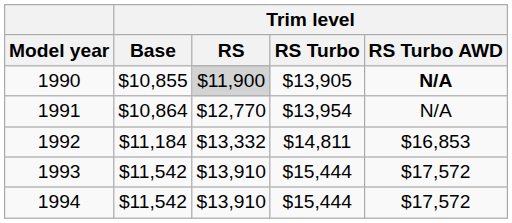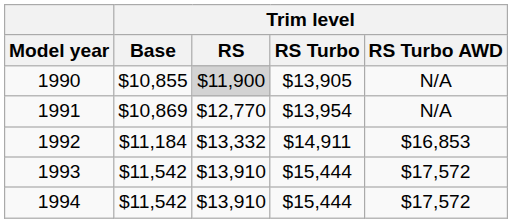(436, 80) bold -> (436, 80) normal
(153, 111) $10,864 -> (153, 111) $10,869
(317, 141) $14,811 -> (317, 141) $14,911
